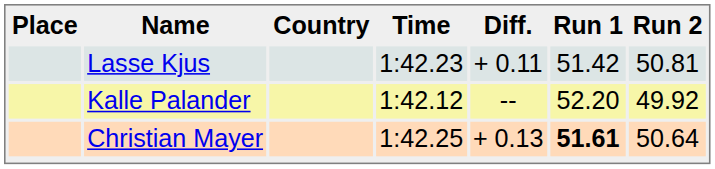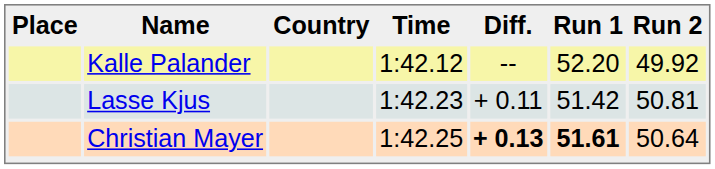rows swapped: (169, 101) <-> (149, 63)
(508, 138) normal -> (508, 138) bold
